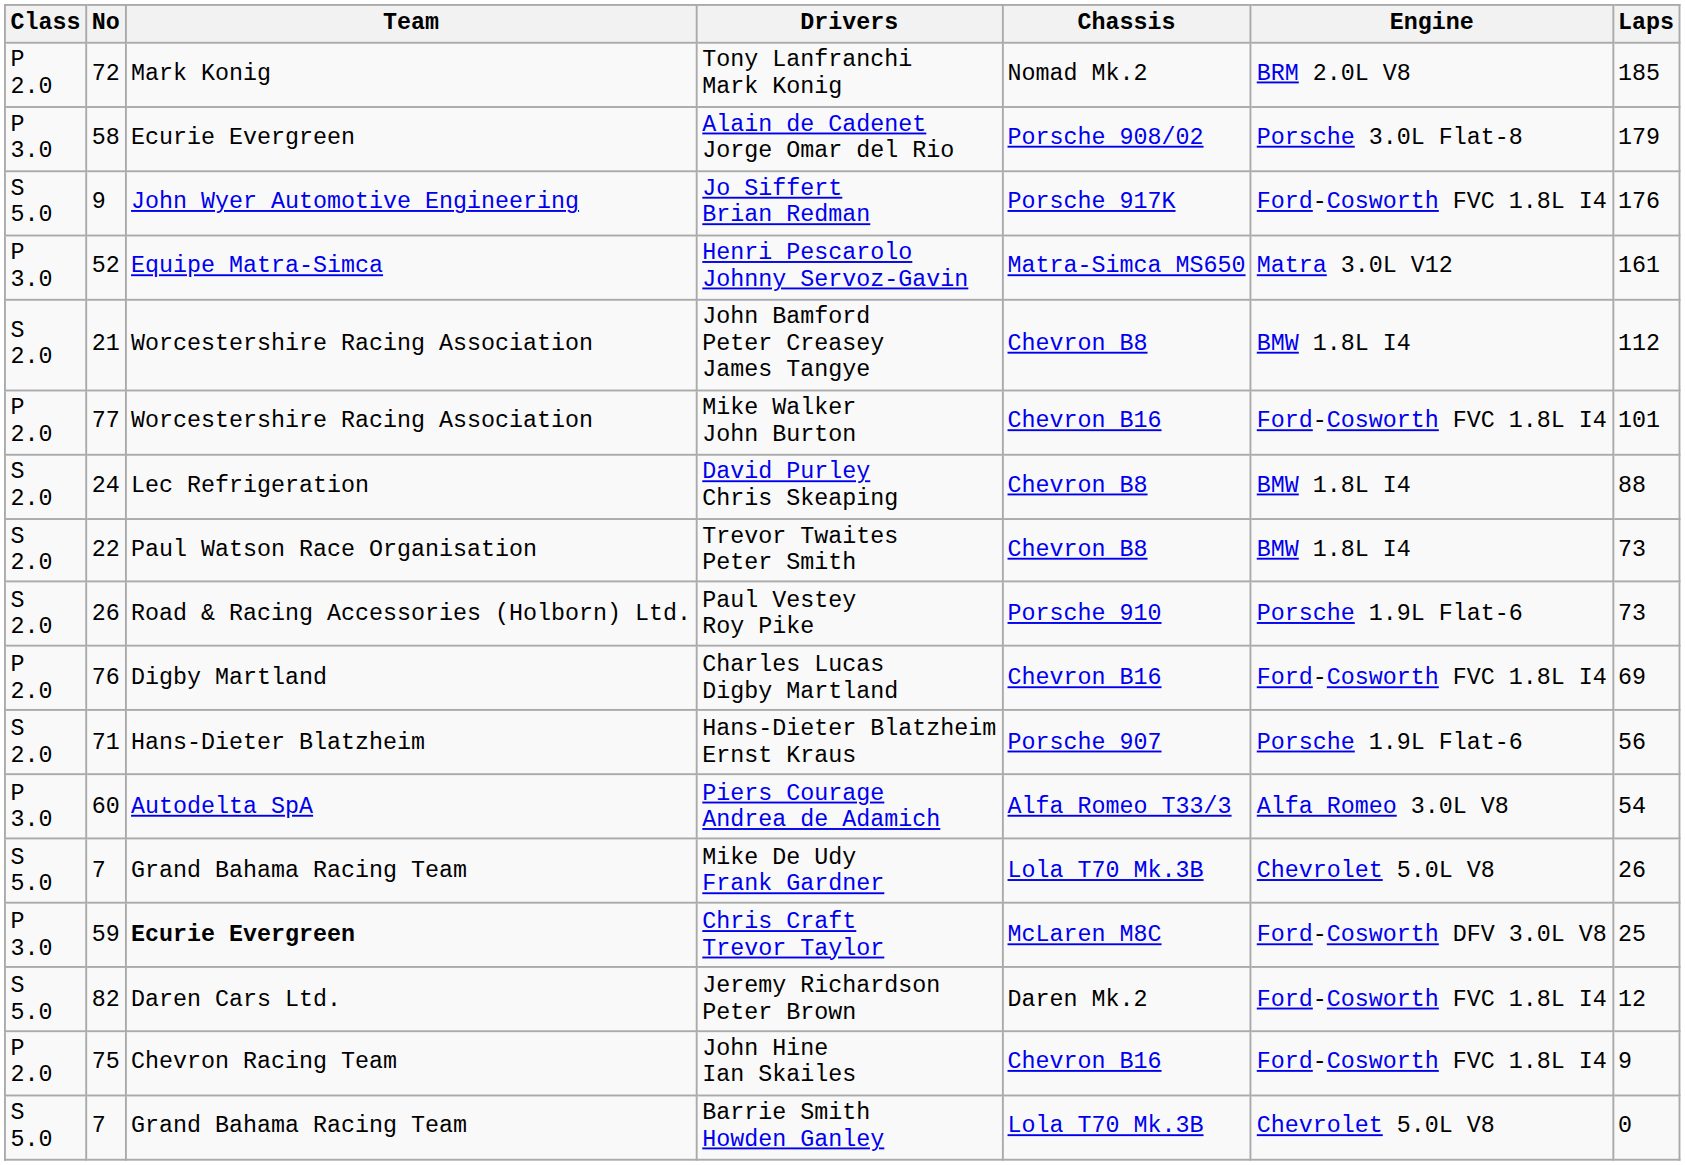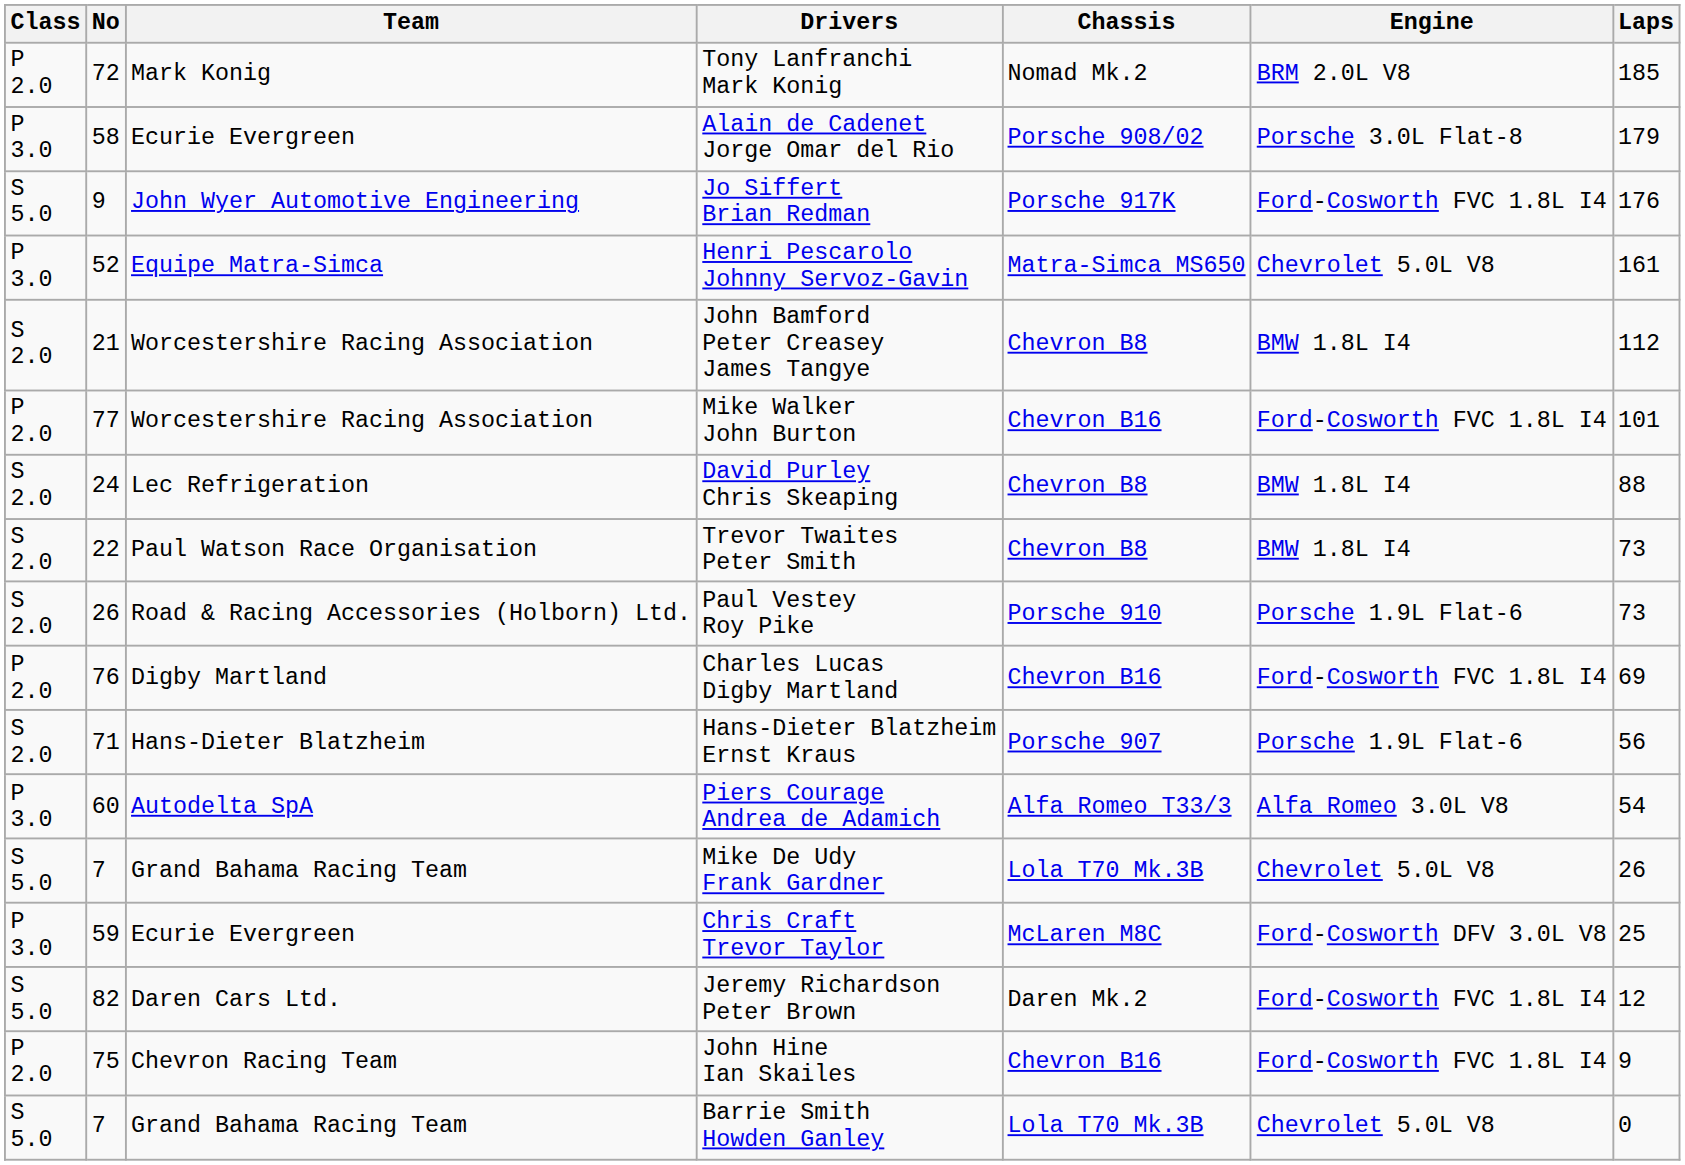(1355, 267) Matra 3.0L V12 -> (1376, 267) Chevrolet 5.0L V8
(243, 935) bold -> (243, 935) normal
